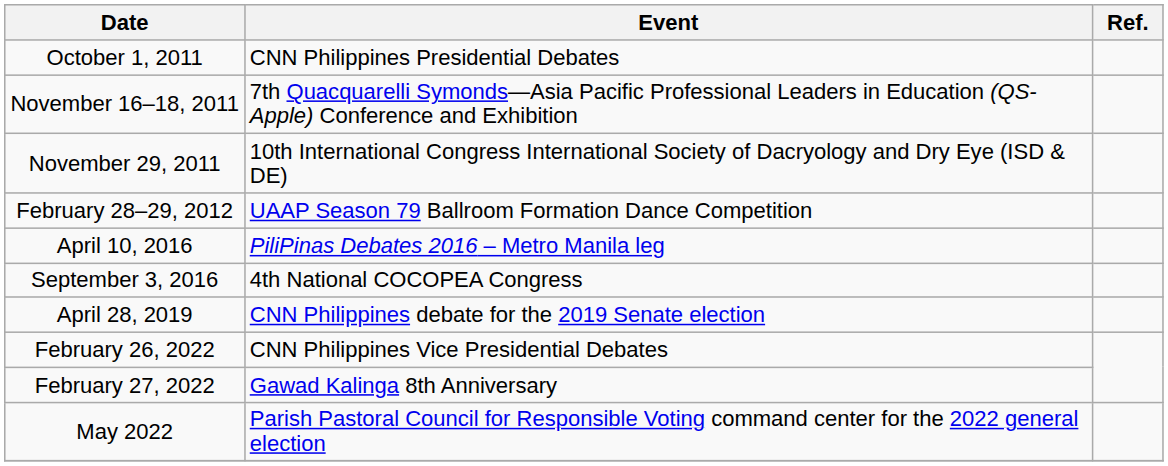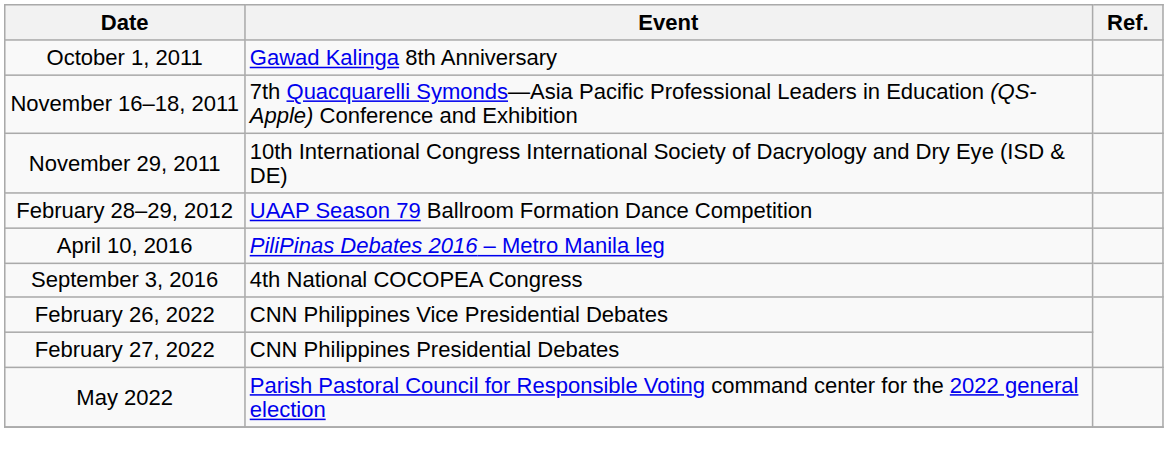(435, 57) CNN Philippines Presidential Debates -> (403, 57) Gawad Kalinga 8th Anniversary
- row: (125, 315)
(403, 385) Gawad Kalinga 8th Anniversary -> (435, 350) CNN Philippines Presidential Debates
